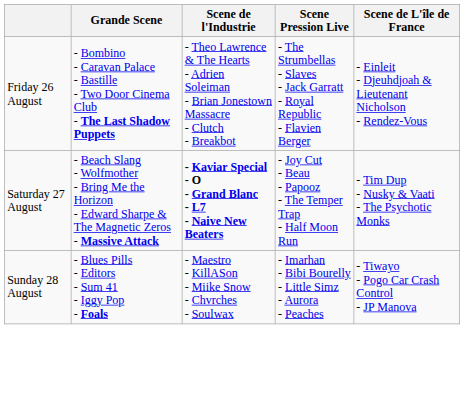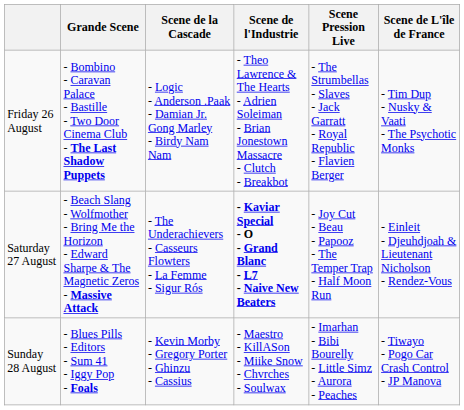+ column: (190, 27)
(394, 93) - Einleit - Djeuhdjoah & Lieutenant Nicholson - Rendez-Vous -> (419, 120) - Tim Dup - Nusky & Vaati - The Psychotic Monks
(395, 200) - Tim Dup - Nusky & Vaati - The Psychotic Monks -> (419, 254) - Einleit - Djeuhdjoah & Lieutenant Nicholson - Rendez-Vous
